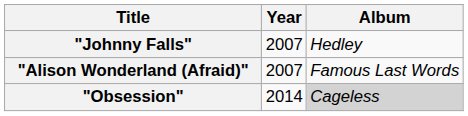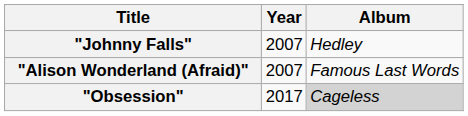(284, 96) 2014 -> (284, 96) 2017
